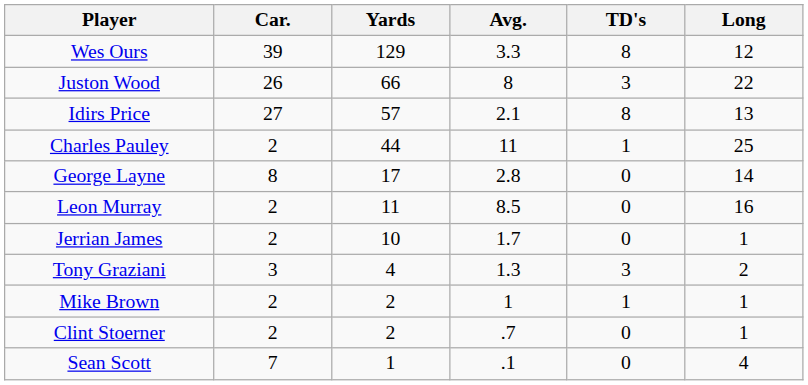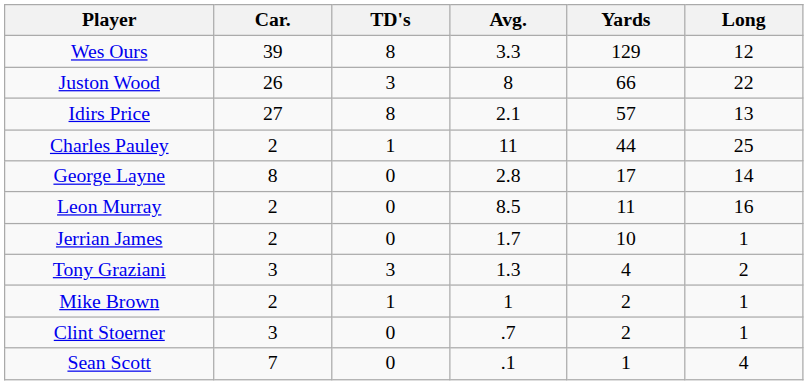columns swapped: (390, 20) <-> (626, 20)
(273, 332) 2 -> (273, 332) 3
